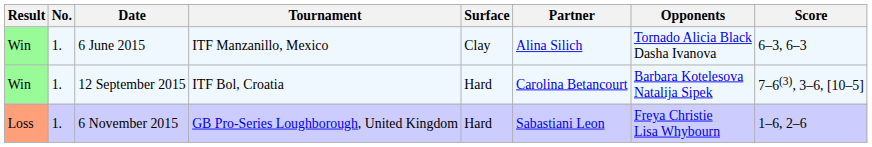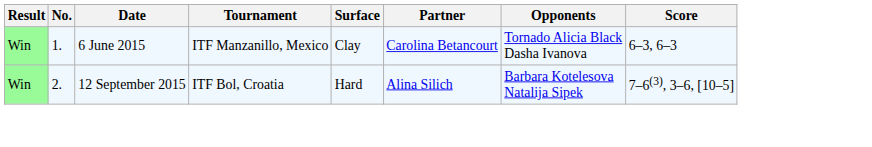(549, 45) Alina Silich -> (442, 45) Carolina Betancourt
(57, 84) 1. -> (57, 84) 2.
(572, 84) Carolina Betancourt -> (420, 84) Alina Silich
- row: (128, 122)
